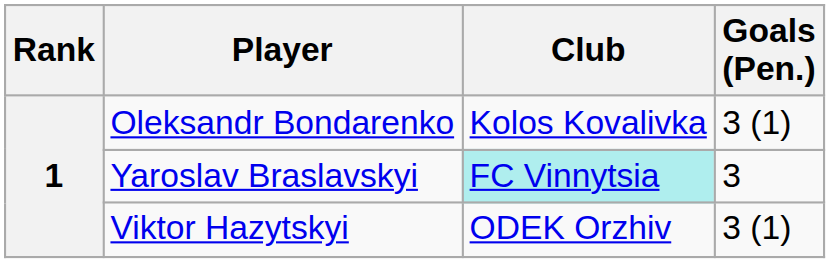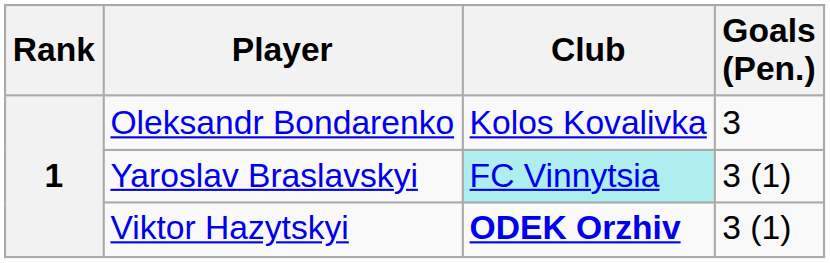(757, 122) 3 (1) -> (732, 122) 3
(732, 175) 3 -> (757, 175) 3 (1)
(570, 228) normal -> (575, 228) bold
